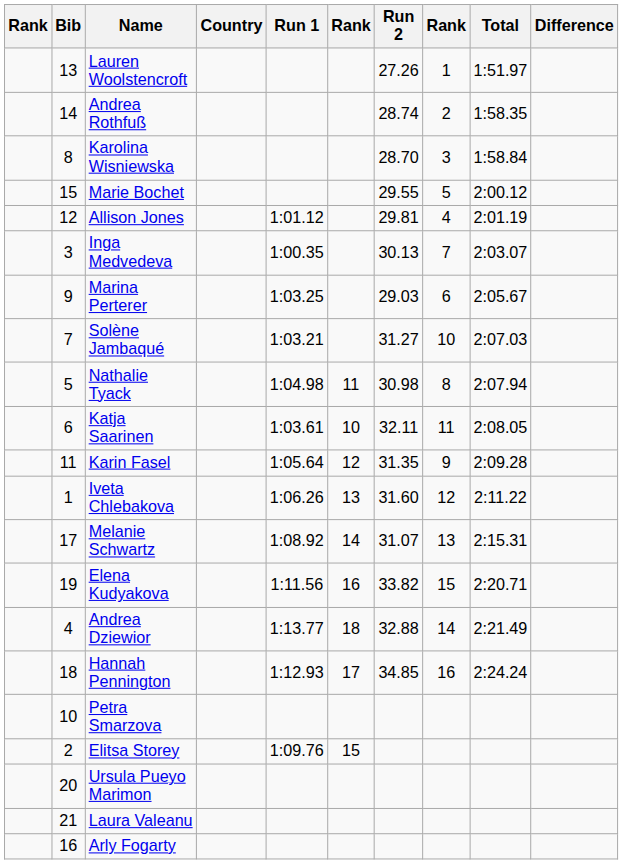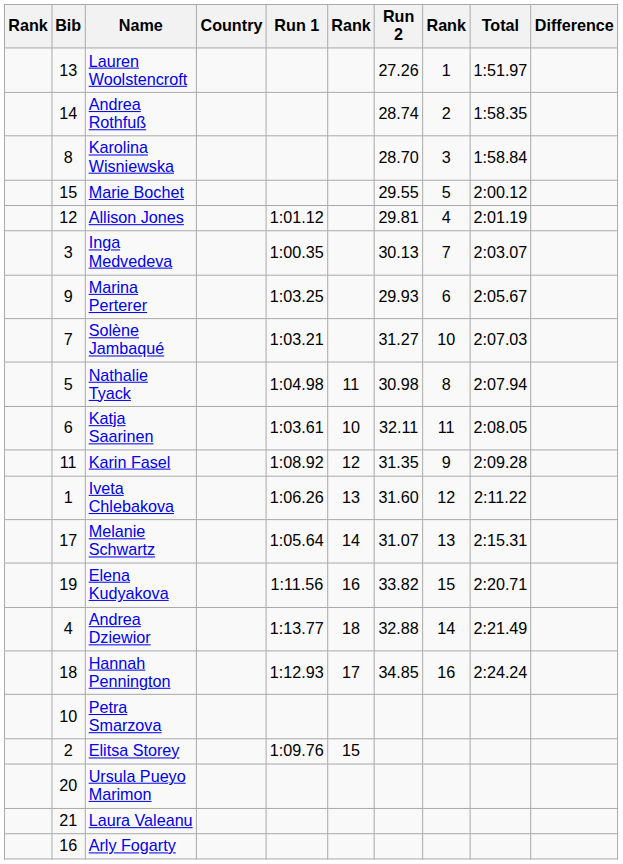(399, 296) 29.03 -> (399, 296) 29.93
(297, 462) 1:05.64 -> (297, 462) 1:08.92
(297, 541) 1:08.92 -> (297, 541) 1:05.64
